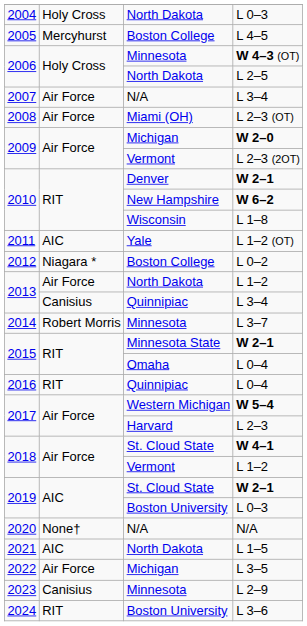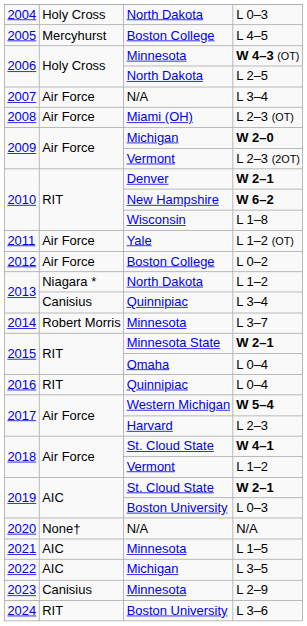(53, 240) AIC -> (68, 240) Air Force
(69, 261) Niagara * -> (68, 261) Air Force
(68, 281) Air Force -> (69, 281) Niagara *
(165, 549) North Dakota -> (157, 549) Minnesota
(68, 569) Air Force -> (53, 569) AIC
